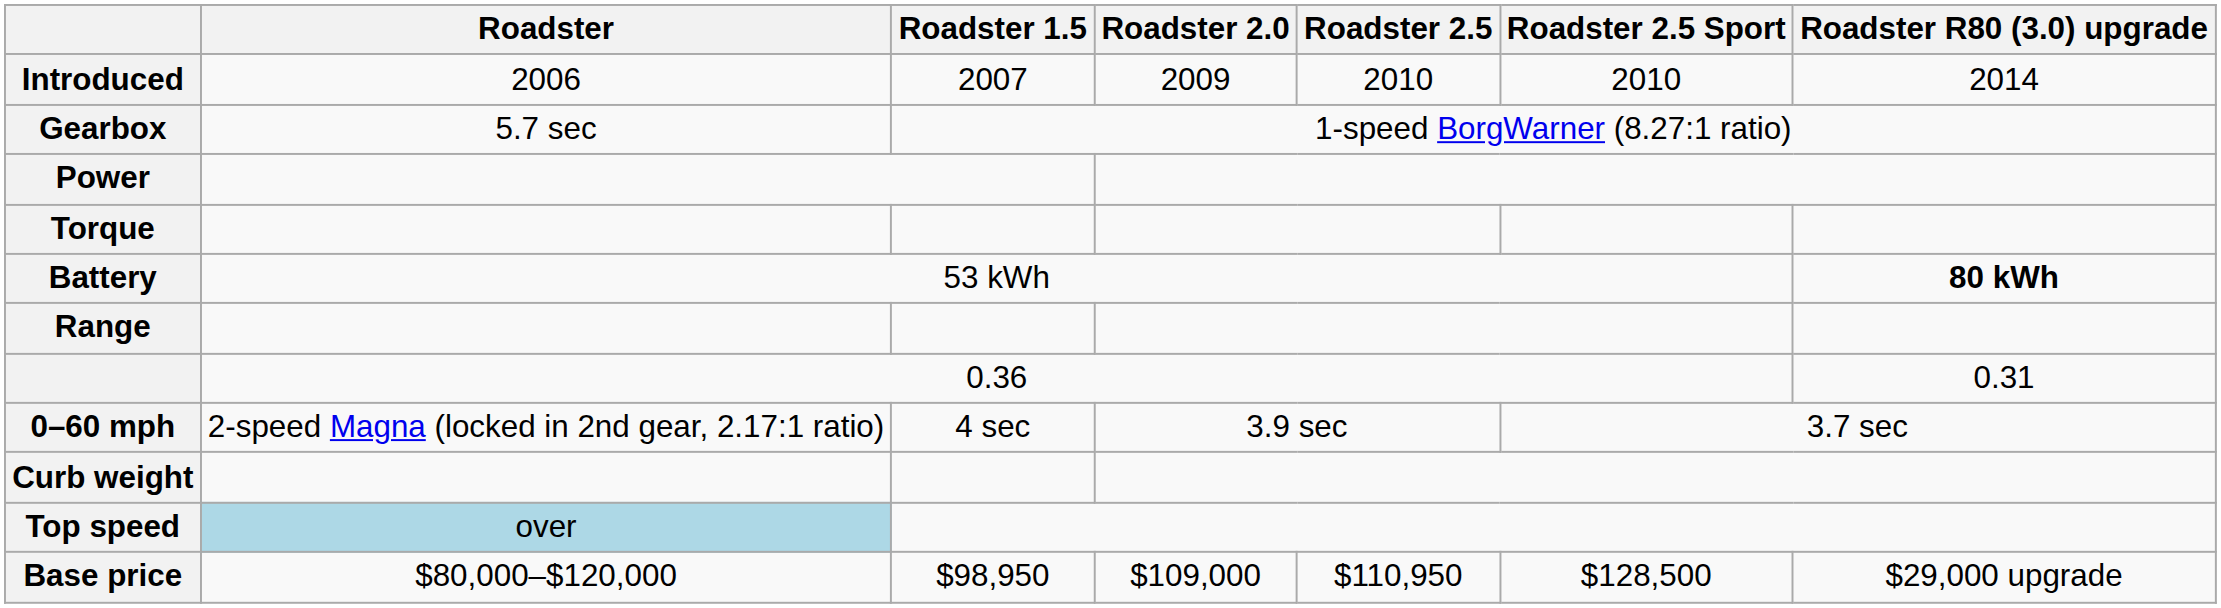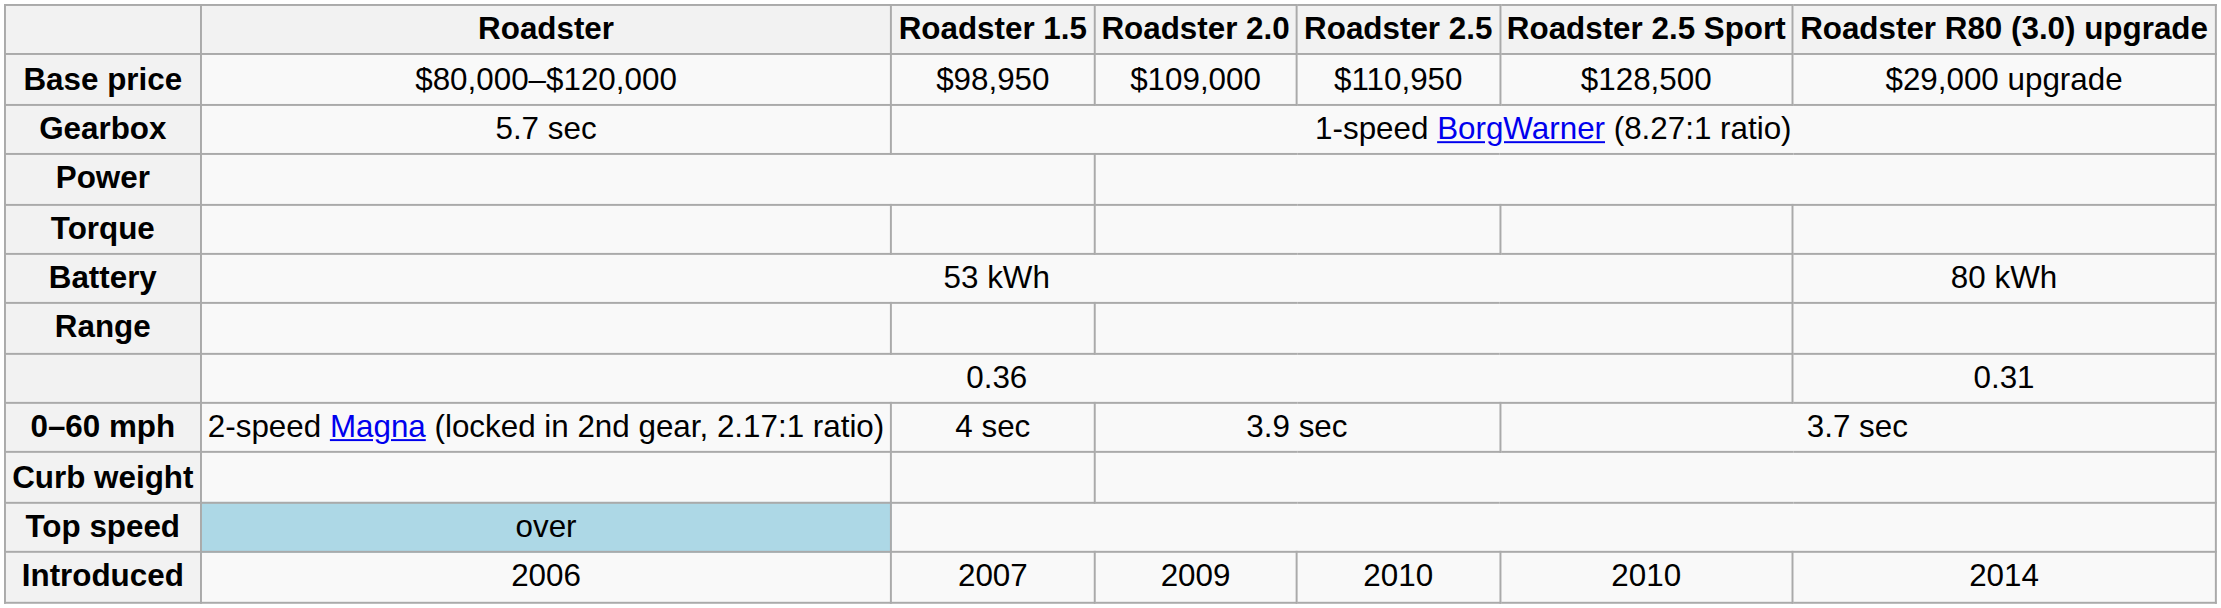rows swapped: (103, 79) <-> (103, 576)
(2004, 278) bold -> (2004, 278) normal
